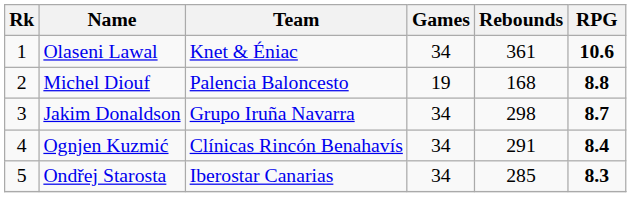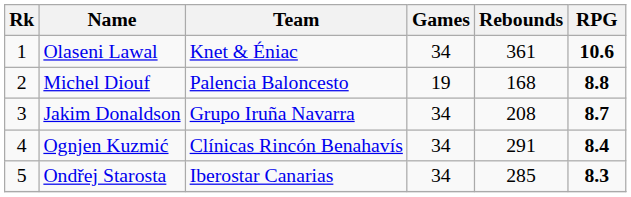(521, 113) 298 -> (521, 113) 208
